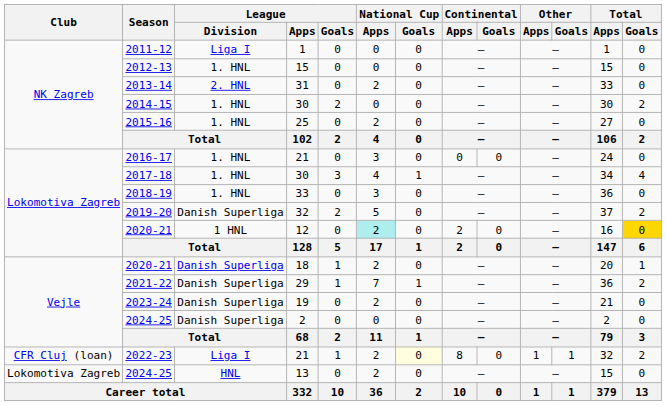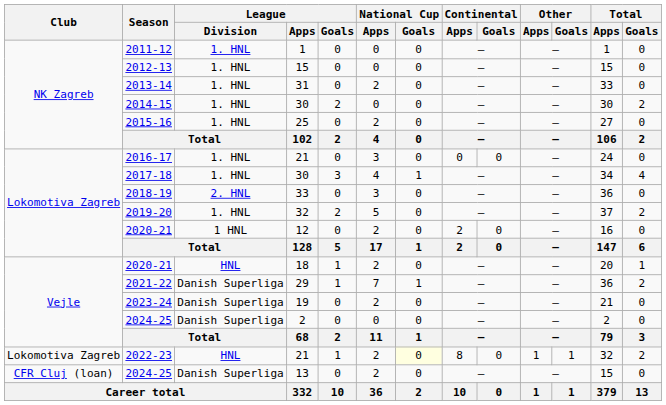(230, 49) Liga I -> (230, 49) 1. HNL
(230, 85) 2. HNL -> (230, 85) 1. HNL
(230, 194) 1. HNL -> (230, 194) 2. HNL
(230, 212) Danish Superliga -> (230, 212) 1. HNL
(376, 230) paleturquoise background -> (376, 230) no background
(642, 230) gold background -> (642, 230) no background
(230, 266) Danish Superliga -> (230, 266) HNL
(64, 356) CFR Cluj (loan) -> (64, 356) Lokomotiva Zagreb
(230, 356) Liga I -> (230, 356) HNL
(64, 374) Lokomotiva Zagreb -> (64, 374) CFR Cluj (loan)
(230, 374) HNL -> (230, 374) Danish Superliga
